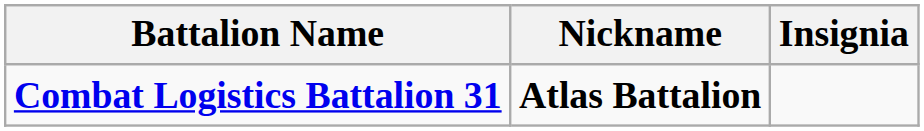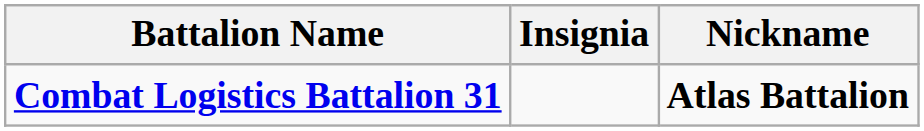columns swapped: (844, 34) <-> (640, 34)
